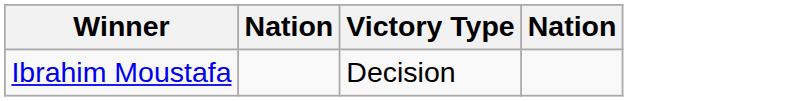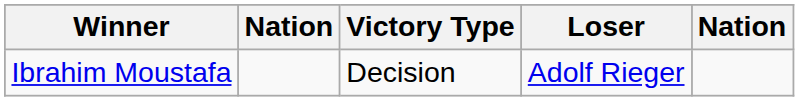+ column: (606, 27)
